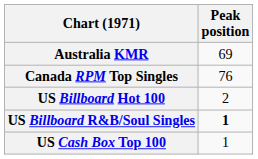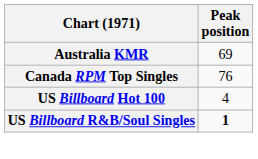(225, 98) 2 -> (225, 98) 4
- row: (101, 143)
